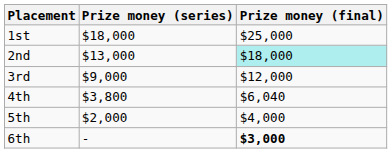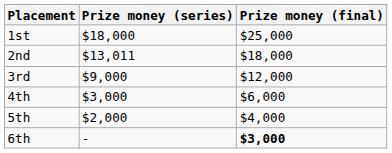(108, 56) $13,000 -> (108, 56) $13,011
(266, 56) paleturquoise background -> (266, 56) no background
(105, 97) $3,800 -> (105, 97) $3,000
(262, 97) $6,040 -> (262, 97) $6,000
